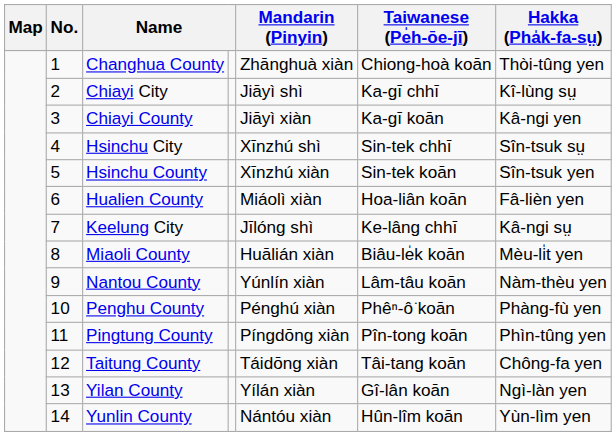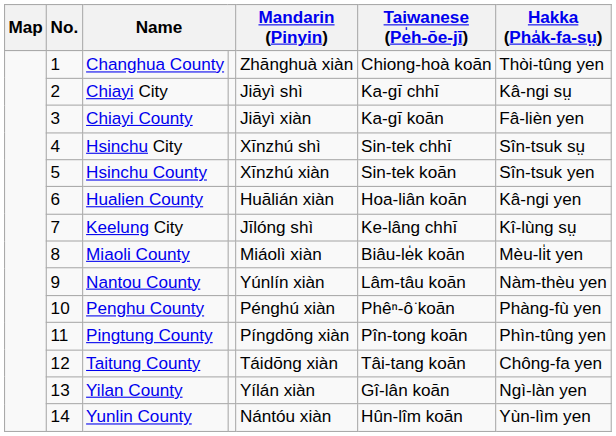(538, 91) Kî-lùng sṳ -> (536, 91) Kâ-ngi sṳ
(540, 118) Kâ-ngi yen -> (542, 118) Fâ-lièn yen
(281, 200) Miáolì xiàn -> (287, 200) Huālián xiàn
(542, 200) Fâ-lièn yen -> (540, 200) Kâ-ngi yen
(536, 227) Kâ-ngi sṳ -> (538, 227) Kî-lùng sṳ
(287, 254) Huālián xiàn -> (281, 254) Miáolì xiàn
